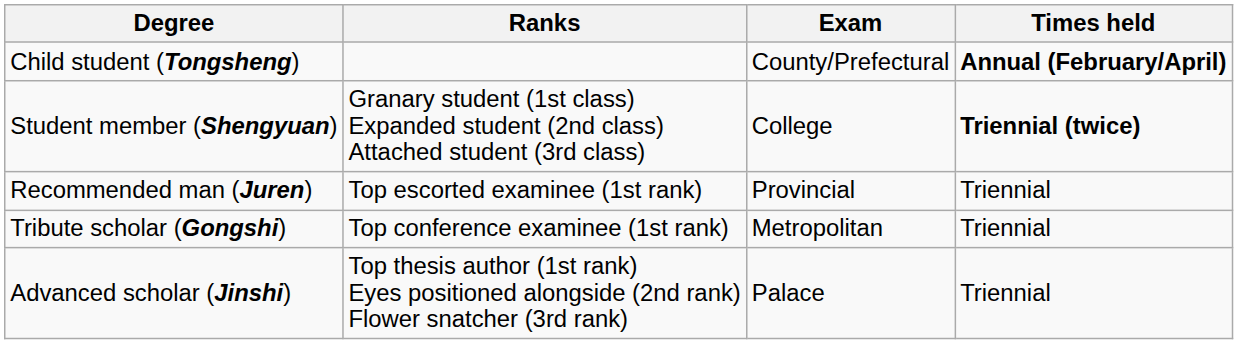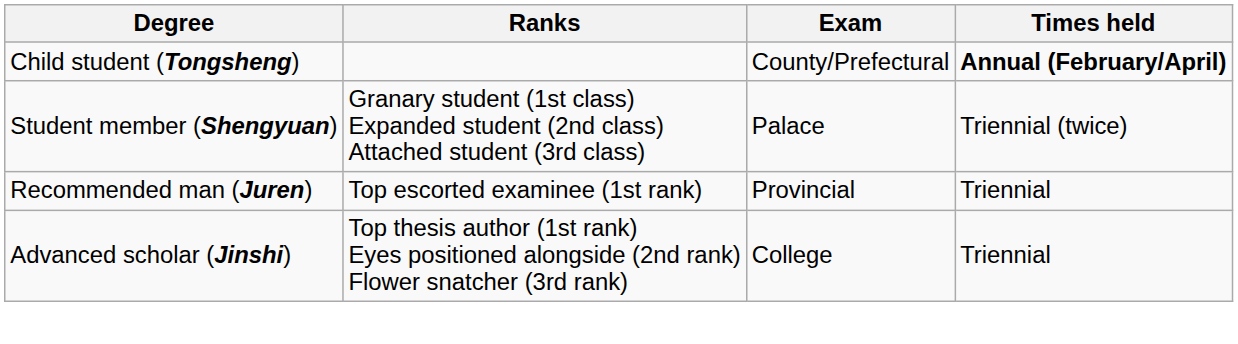(792, 125) College -> (788, 125) Palace
(1050, 125) bold -> (1044, 125) normal
- row: (148, 228)
(788, 292) Palace -> (792, 255) College
